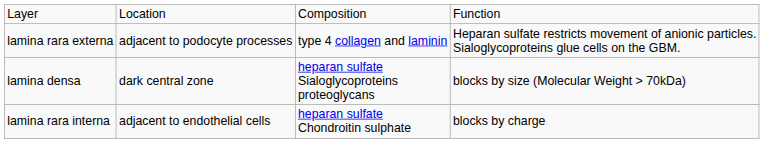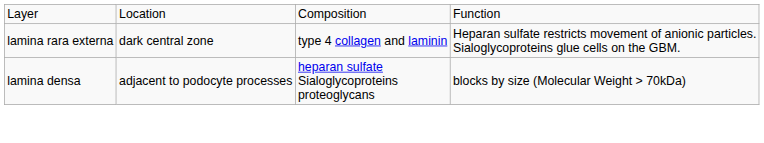(206, 40) adjacent to podocyte processes -> (166, 40) dark central zone
(166, 81) dark central zone -> (206, 81) adjacent to podocyte processes
- row: (59, 121)
